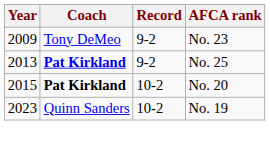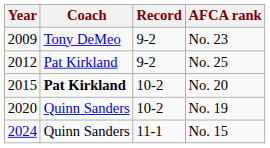(22, 62) 2013 -> (22, 62) 2012
(85, 62) bold -> (81, 62) normal
(22, 108) 2023 -> (22, 108) 2020
+ row: (208, 131)
